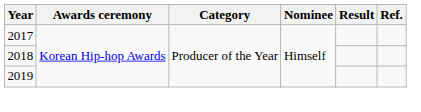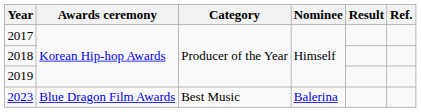+ row: (20, 96)
